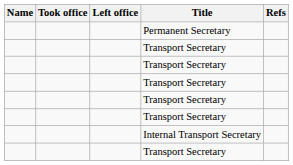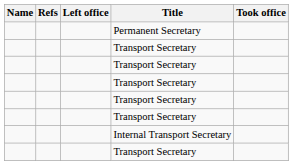columns swapped: (63, 13) <-> (276, 13)
